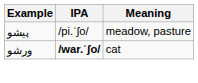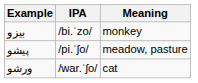+ row: (16, 31)
(79, 49) bold -> (78, 68) normal
